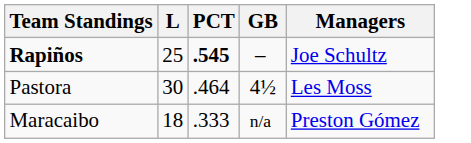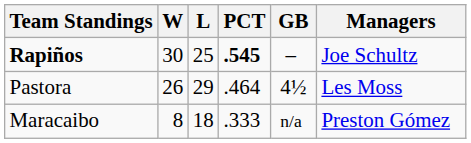+ column: (173, 21)
(173, 87) 30 -> (203, 87) 29
